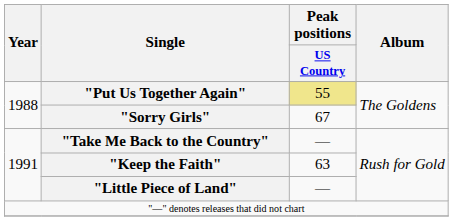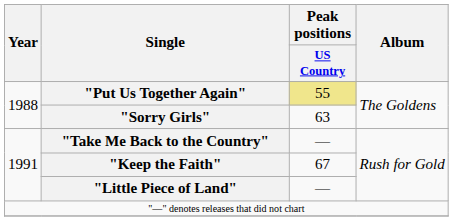(323, 117) 67 -> (323, 117) 63
(323, 164) 63 -> (323, 164) 67
